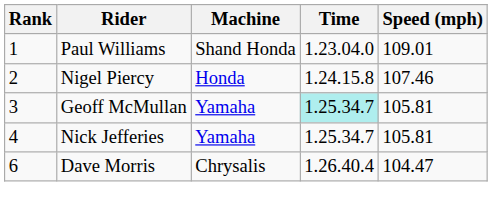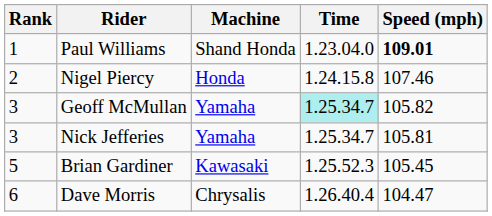(408, 48) normal -> (408, 48) bold
(408, 107) 105.81 -> (408, 107) 105.82
(13, 136) 4 -> (13, 136) 3
+ row: (117, 166)
